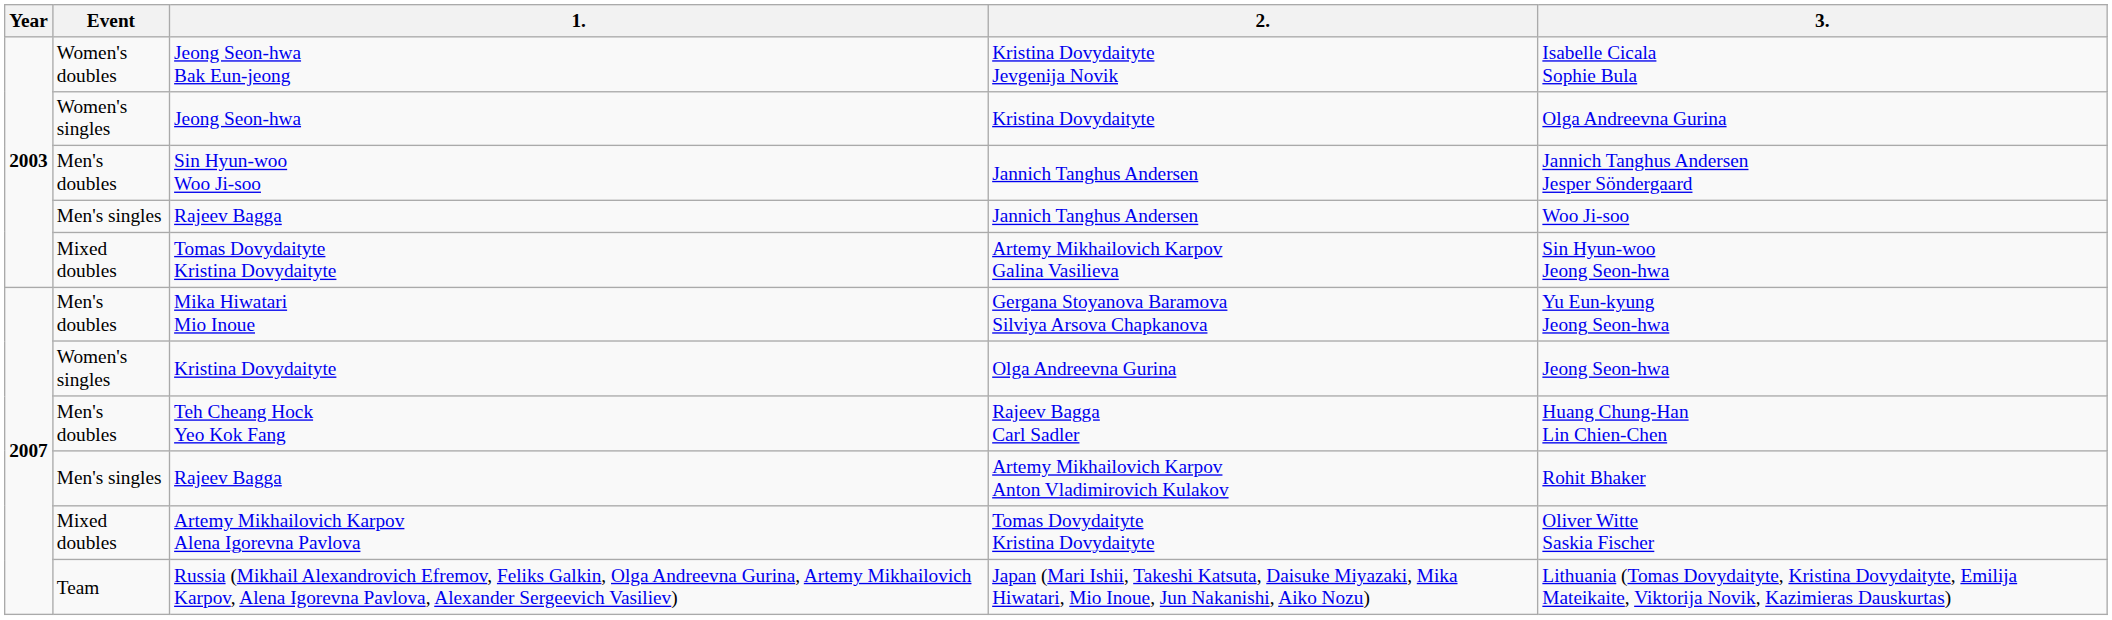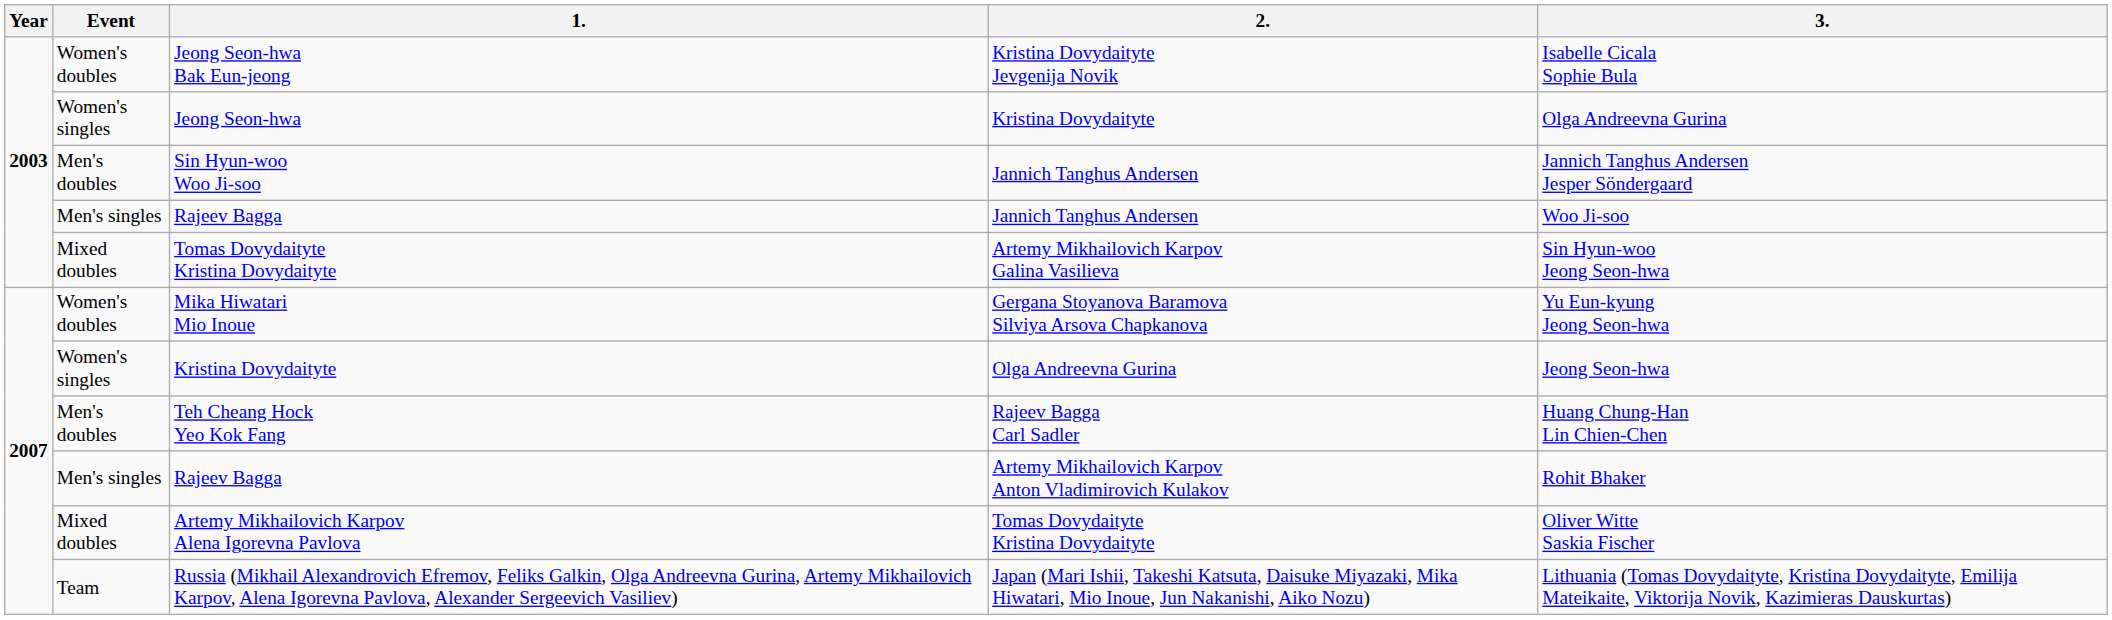(87, 314) Men's doubles -> (92, 314) Women's doubles
